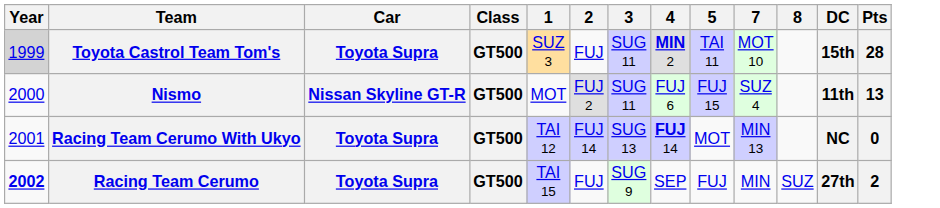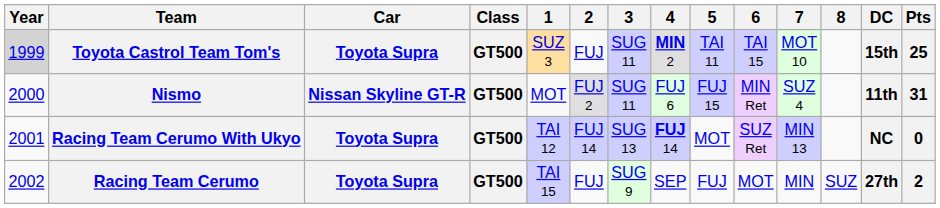+ column: (756, 17)
(875, 51) 28 -> (918, 51) 25
(875, 95) 13 -> (918, 95) 31
(26, 181) bold -> (26, 181) normal
